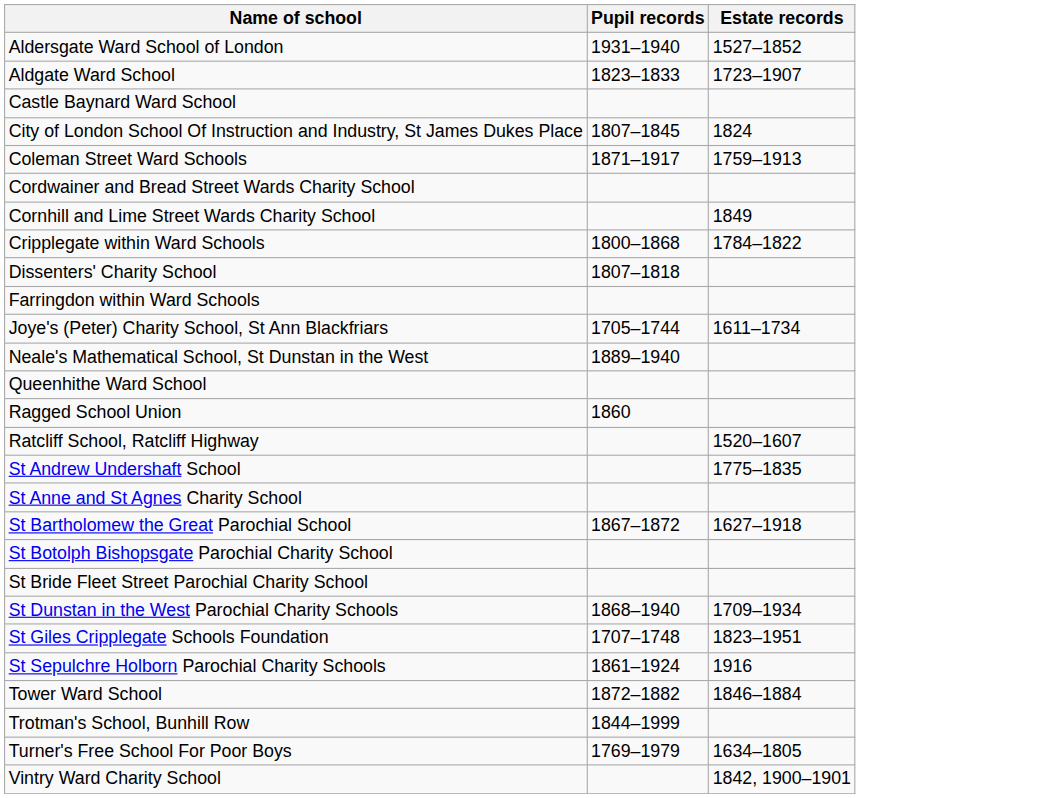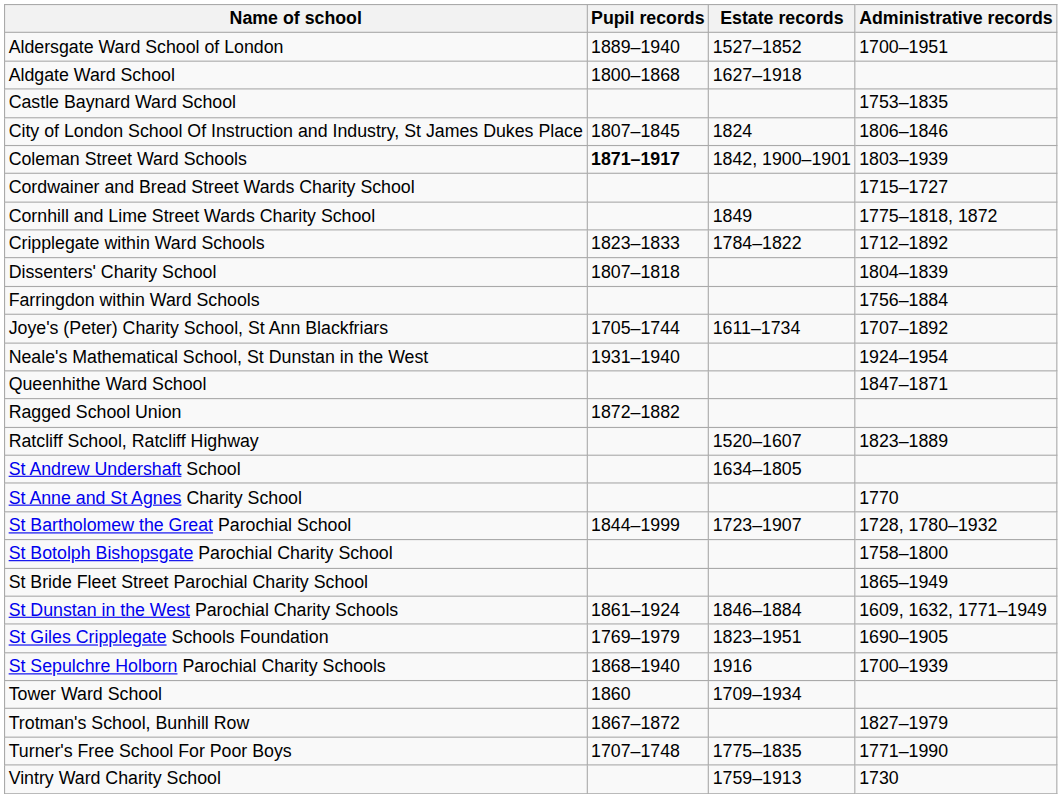+ column: (956, 18)
(635, 46) 1931–1940 -> (635, 46) 1889–1940
(635, 74) 1823–1833 -> (635, 74) 1800–1868
(757, 74) 1723–1907 -> (757, 74) 1627–1918
(635, 159) normal -> (635, 159) bold
(757, 159) 1759–1913 -> (782, 159) 1842, 1900–1901
(635, 243) 1800–1868 -> (635, 243) 1823–1833
(635, 356) 1889–1940 -> (635, 356) 1931–1940
(611, 412) 1860 -> (635, 412) 1872–1882
(757, 469) 1775–1835 -> (757, 469) 1634–1805
(635, 525) 1867–1872 -> (635, 525) 1844–1999
(757, 525) 1627–1918 -> (757, 525) 1723–1907
(635, 610) 1868–1940 -> (635, 610) 1861–1924
(757, 610) 1709–1934 -> (757, 610) 1846–1884
(635, 638) 1707–1748 -> (635, 638) 1769–1979
(635, 666) 1861–1924 -> (635, 666) 1868–1940
(635, 694) 1872–1882 -> (611, 694) 1860
(757, 694) 1846–1884 -> (757, 694) 1709–1934
(635, 722) 1844–1999 -> (635, 722) 1867–1872
(635, 750) 1769–1979 -> (635, 750) 1707–1748
(757, 750) 1634–1805 -> (757, 750) 1775–1835
(782, 779) 1842, 1900–1901 -> (757, 779) 1759–1913
